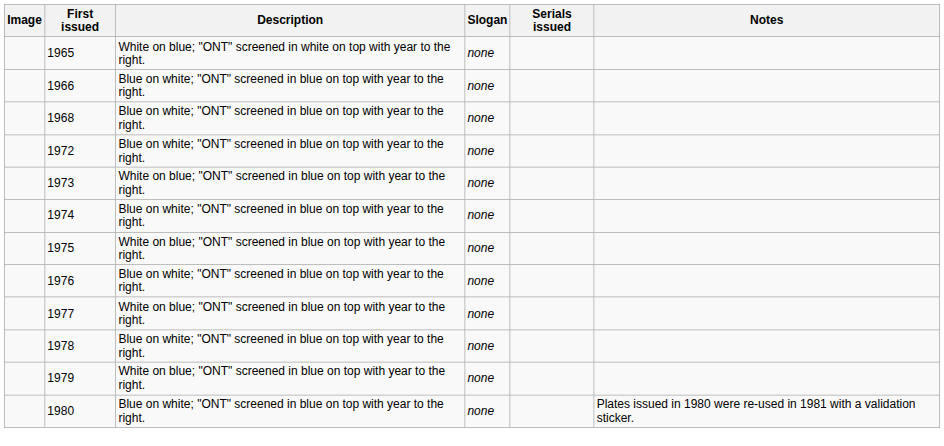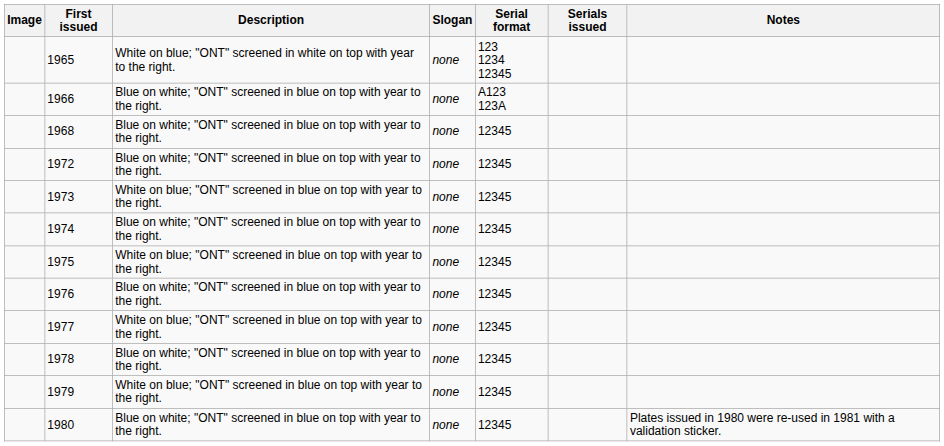+ column: (512, 20)
